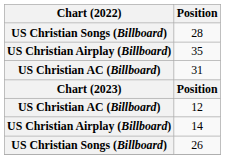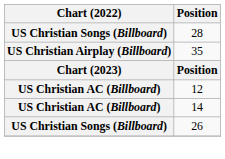- row: (197, 70)
(89, 126) US Christian Airplay (Billboard) -> (89, 107) US Christian AC (Billboard)
